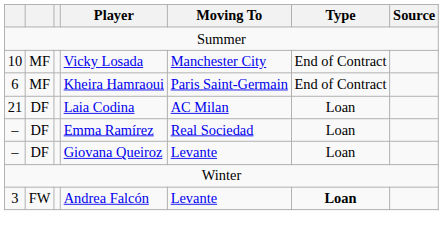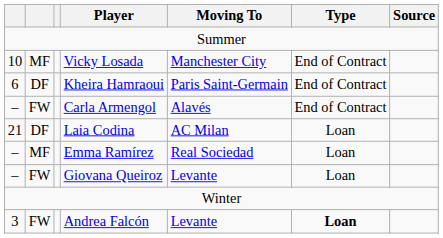(40, 84) MF -> (40, 84) DF
+ row: (110, 107)
(40, 130) DF -> (40, 152) MF
(40, 152) DF -> (40, 175) FW
